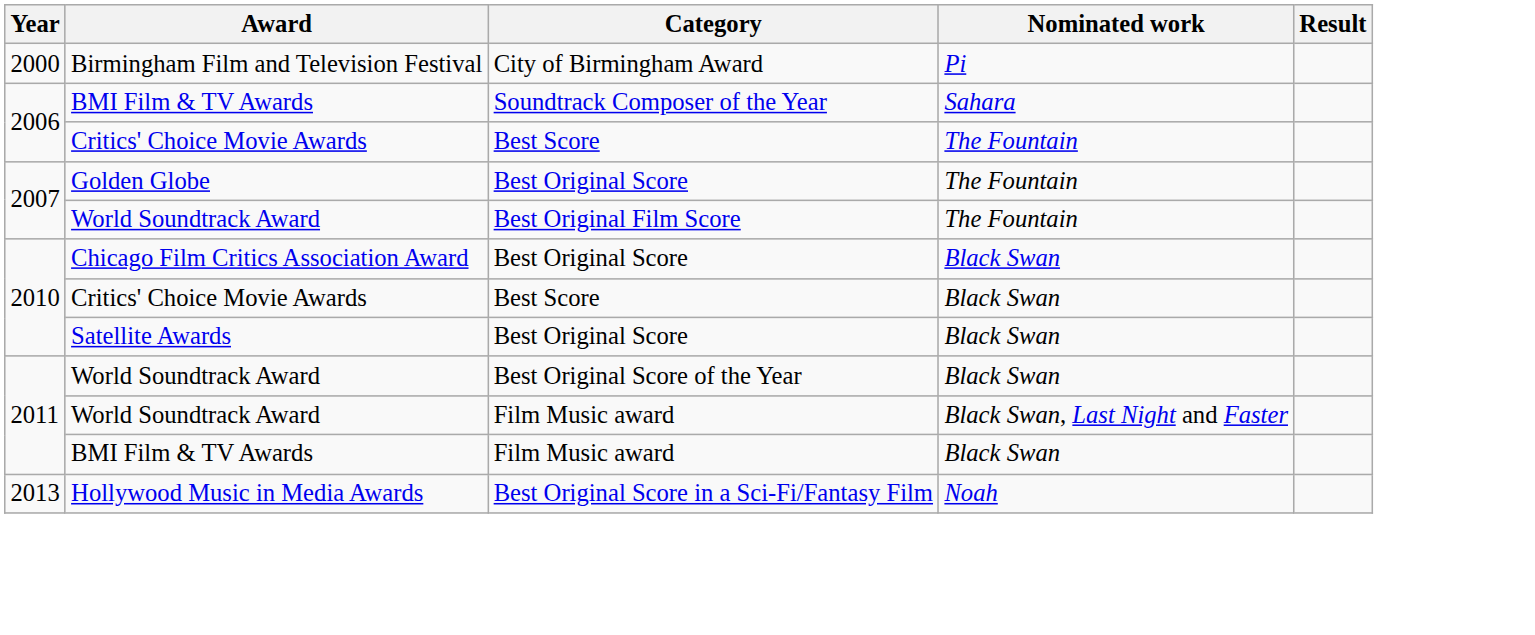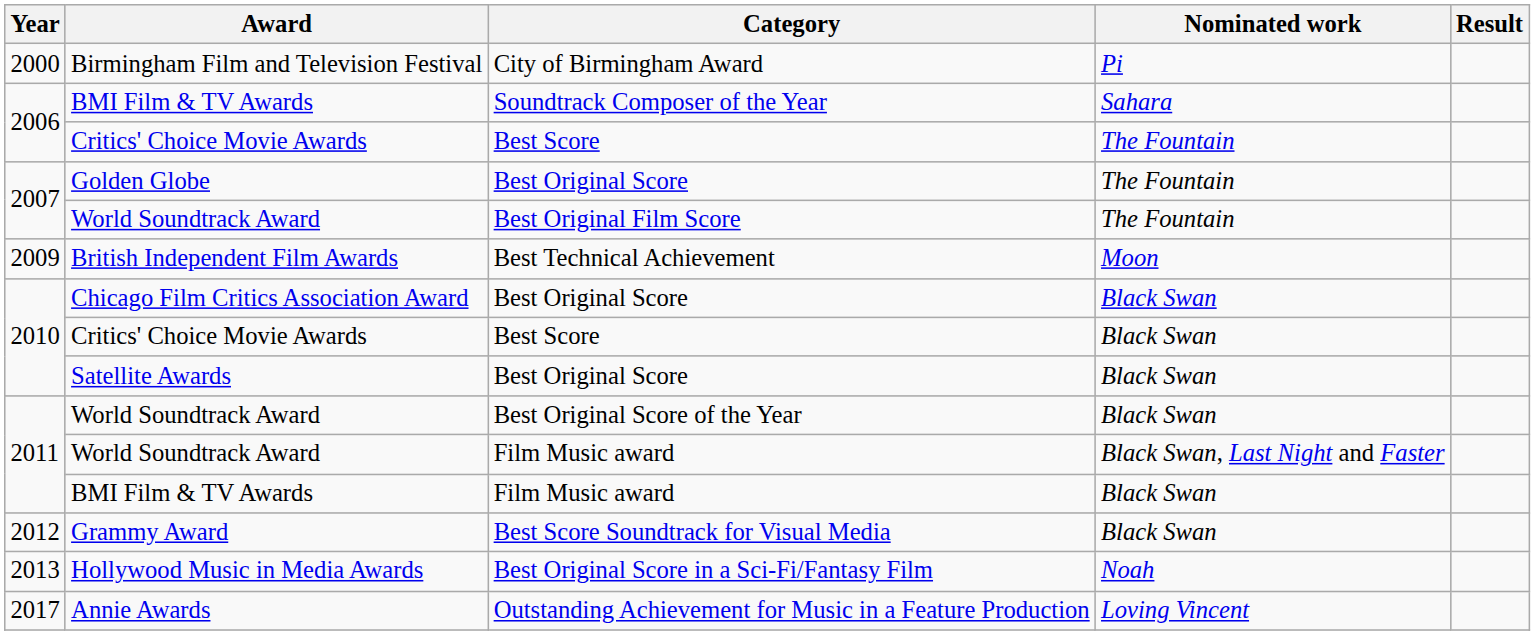+ row: (235, 258)
+ row: (150, 532)
+ row: (141, 610)
